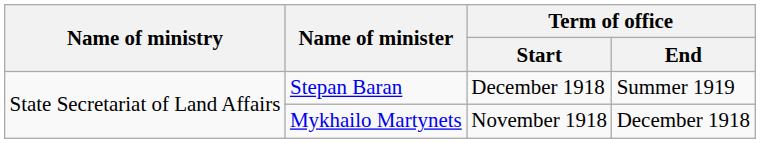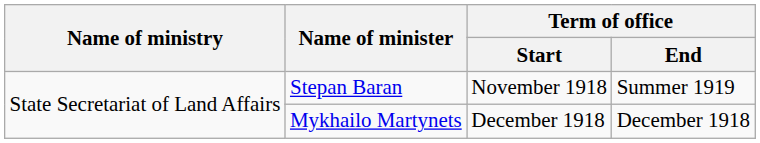(538, 87) December 1918 -> (539, 87) November 1918
(539, 120) November 1918 -> (538, 120) December 1918
